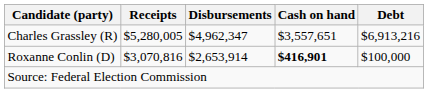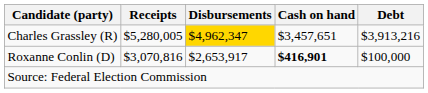(218, 35) no background -> (218, 35) gold background
(307, 35) $3,557,651 -> (307, 35) $3,457,651
(391, 35) $6,913,216 -> (391, 35) $3,913,216
(218, 56) $2,653,914 -> (218, 56) $2,653,917
